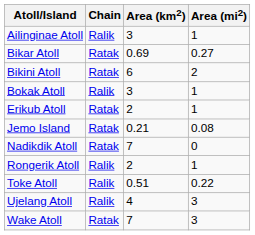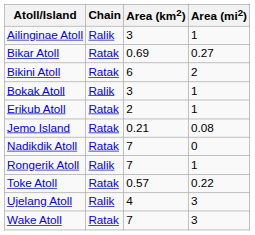(130, 165) 2 -> (130, 165) 7
(101, 183) Ralik -> (104, 183) Ratak
(138, 183) 0.51 -> (138, 183) 0.57
